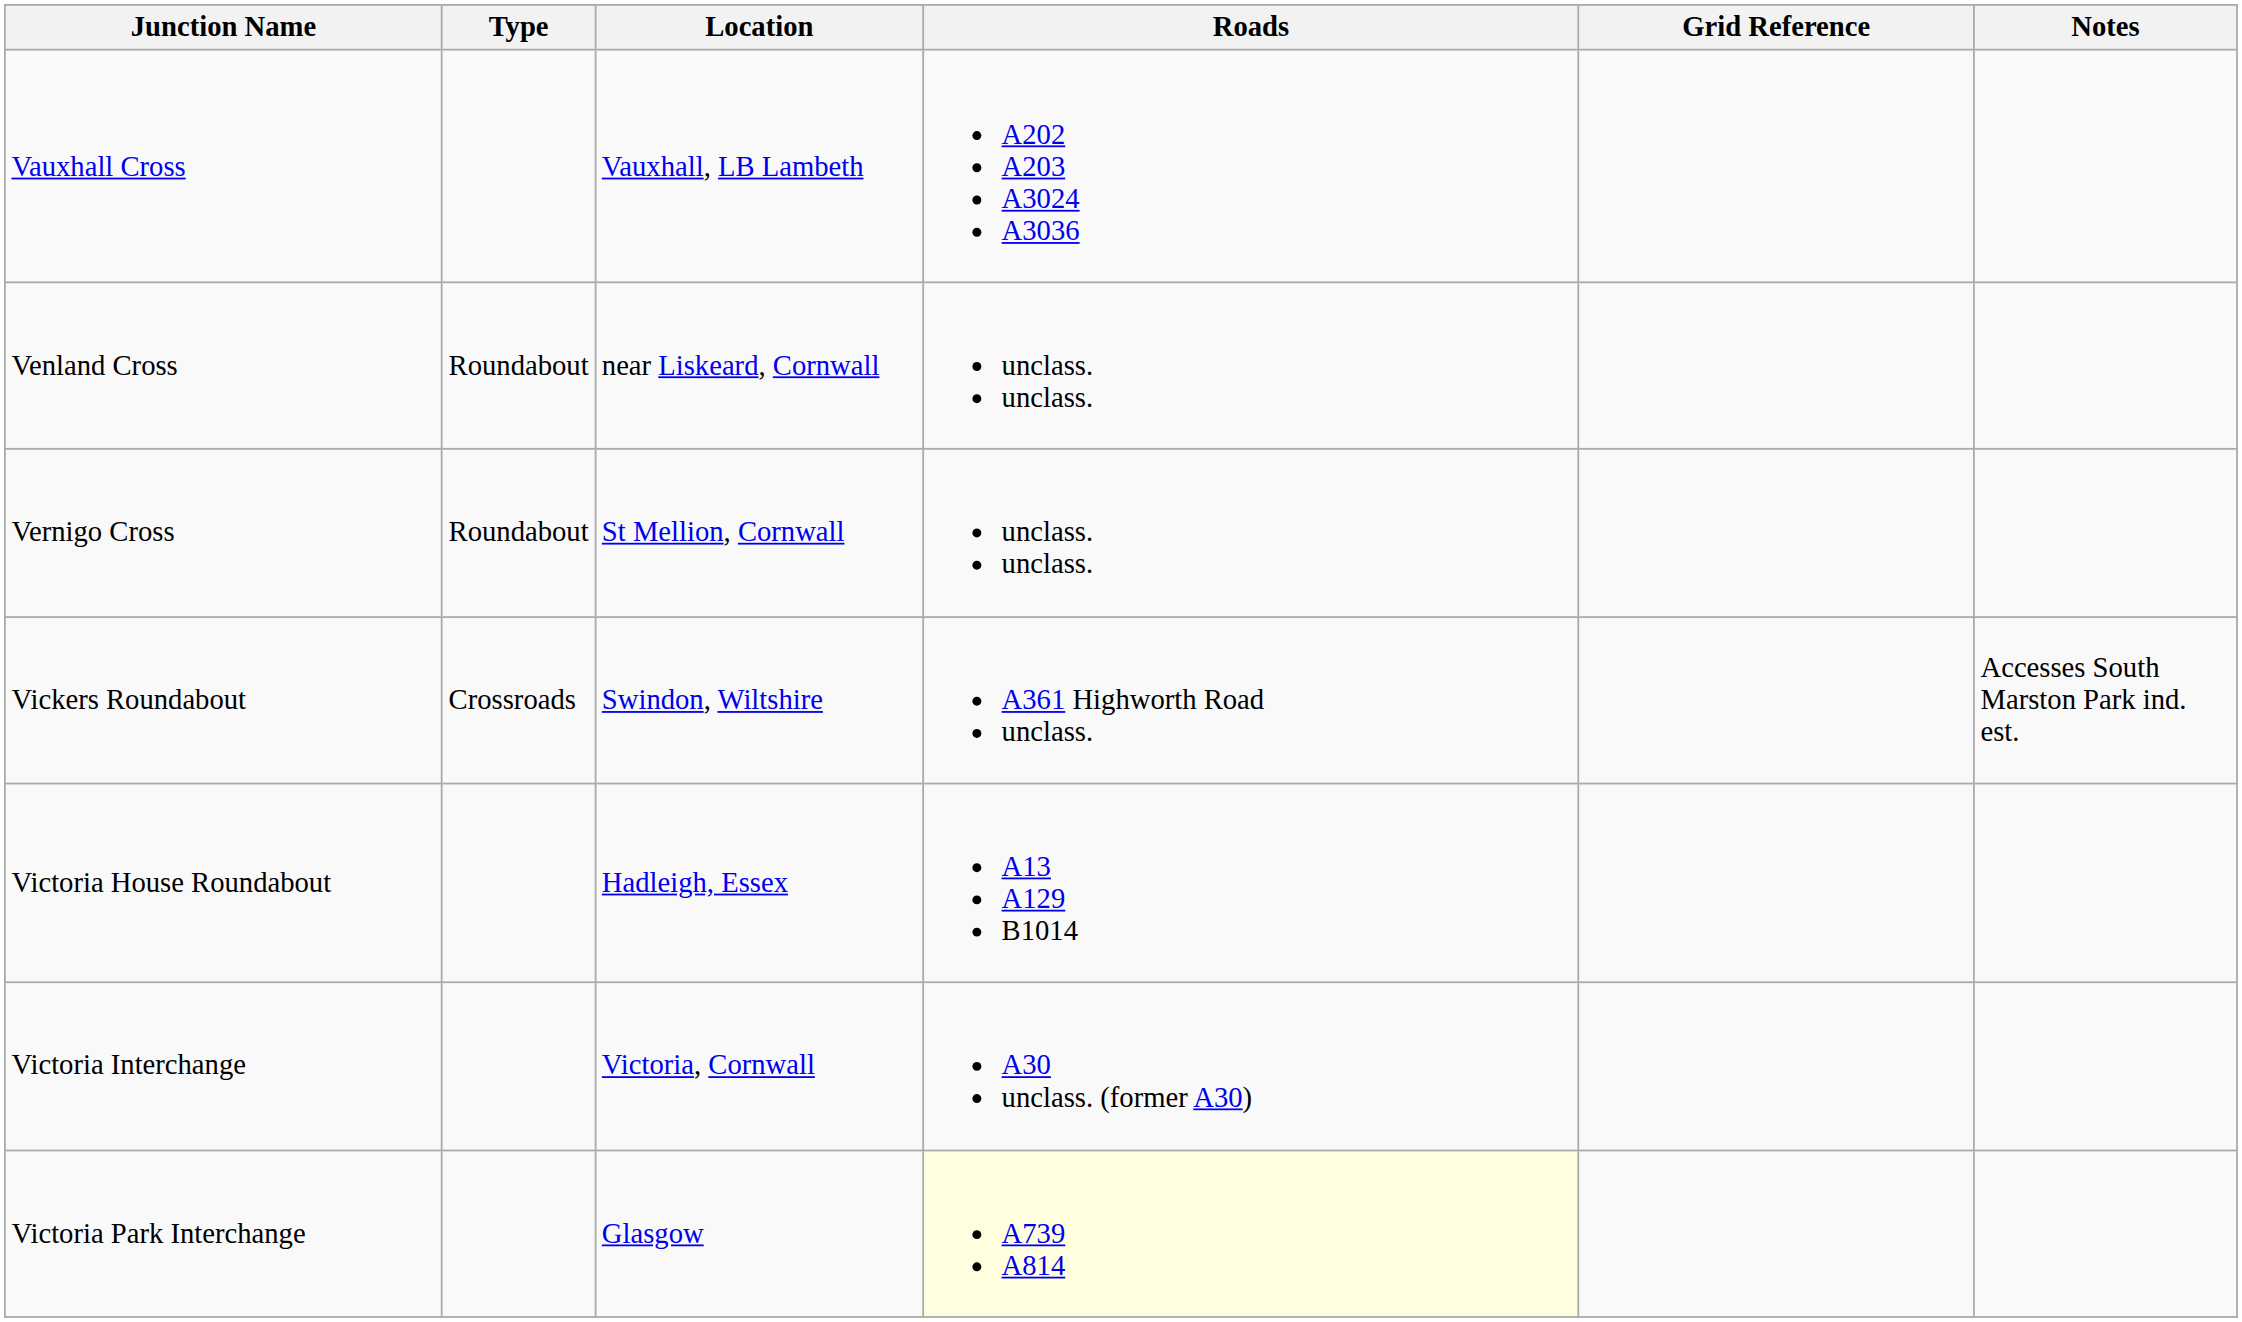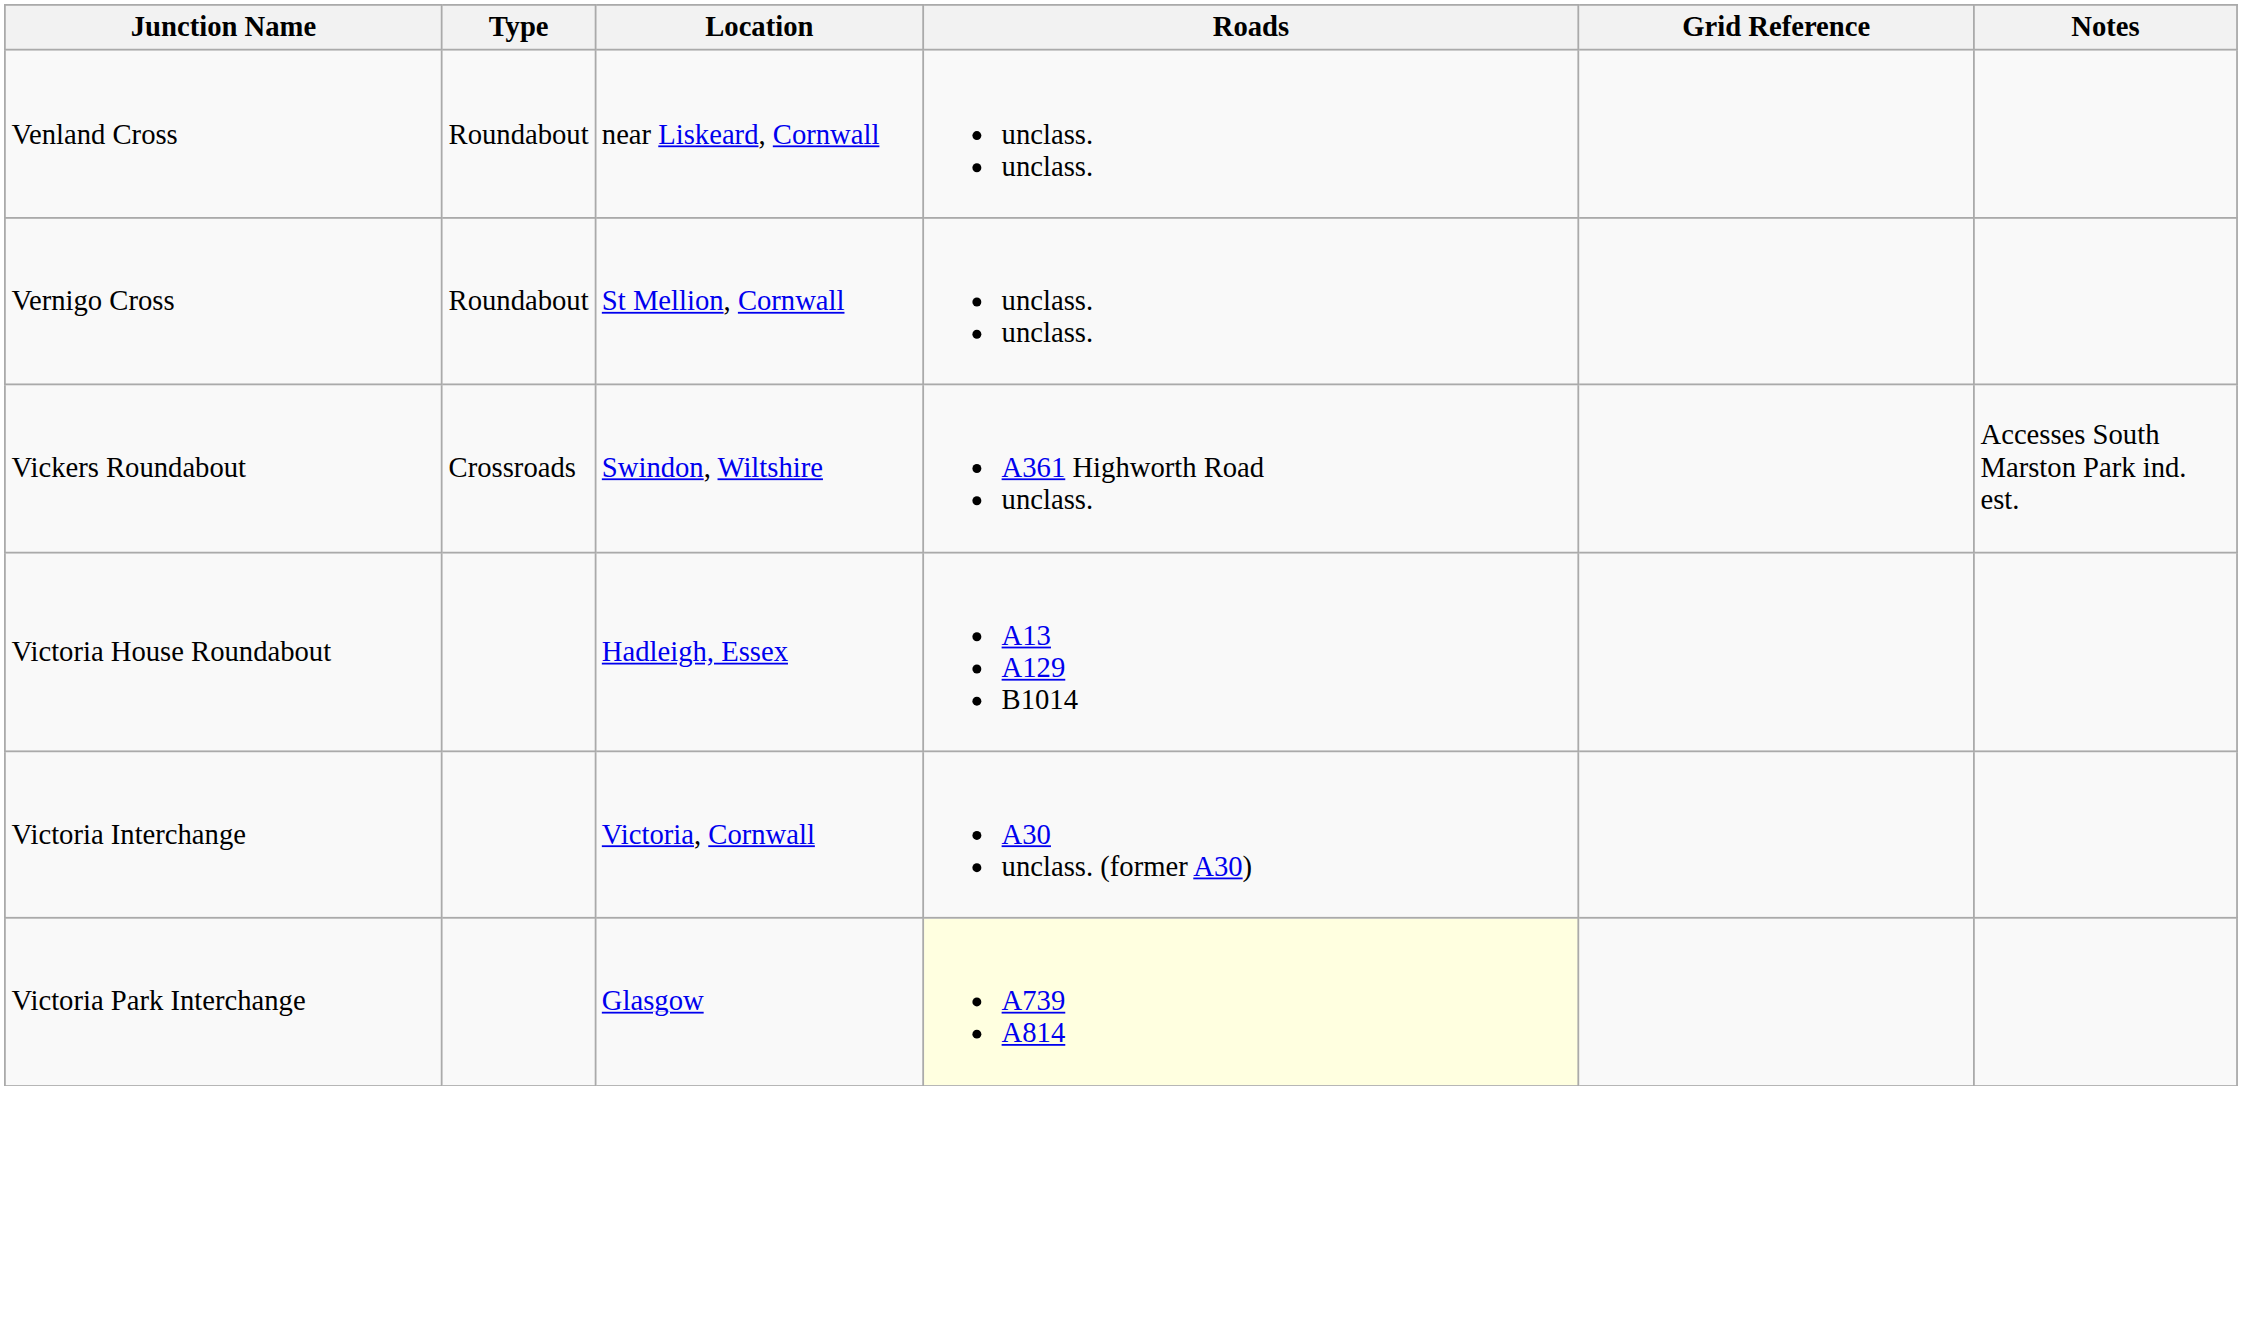- row: (99, 165)
